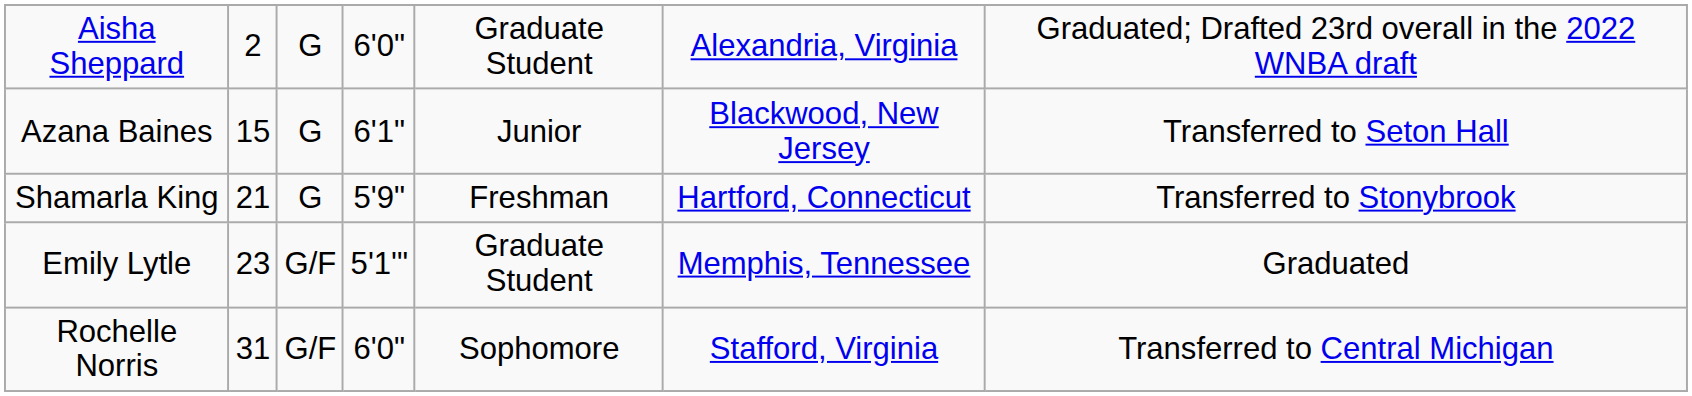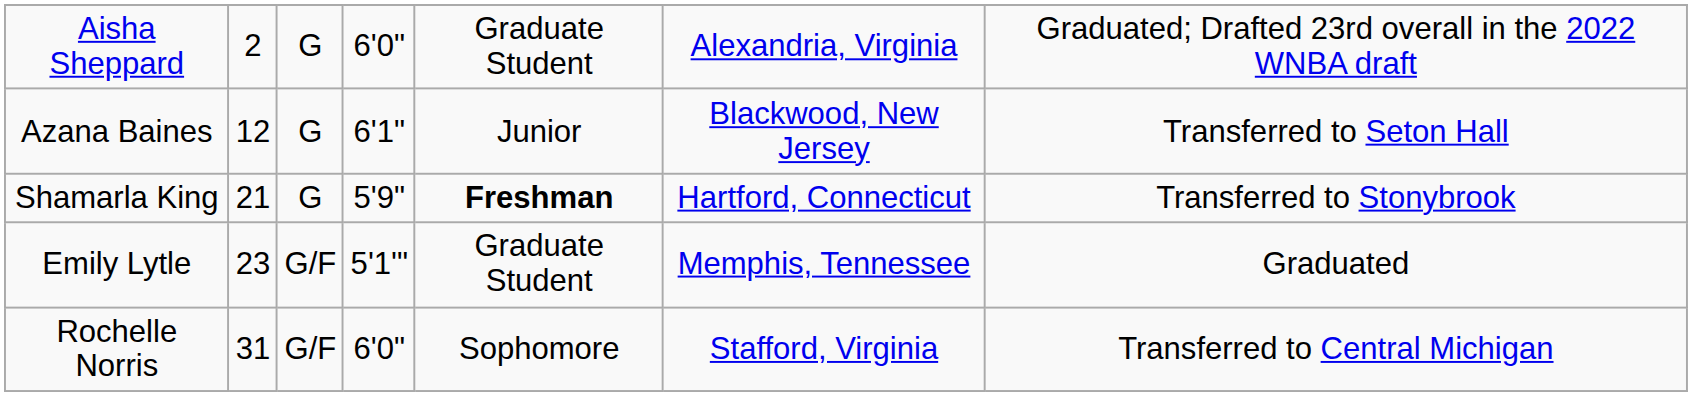(253, 130) 15 -> (253, 130) 12
(539, 197) normal -> (539, 197) bold
